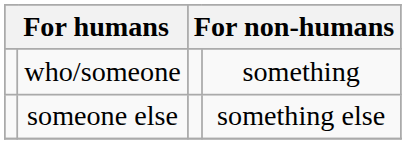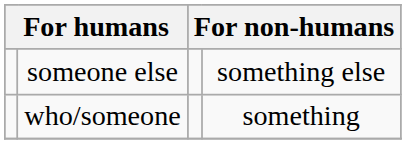rows swapped: (103, 71) <-> (103, 116)
